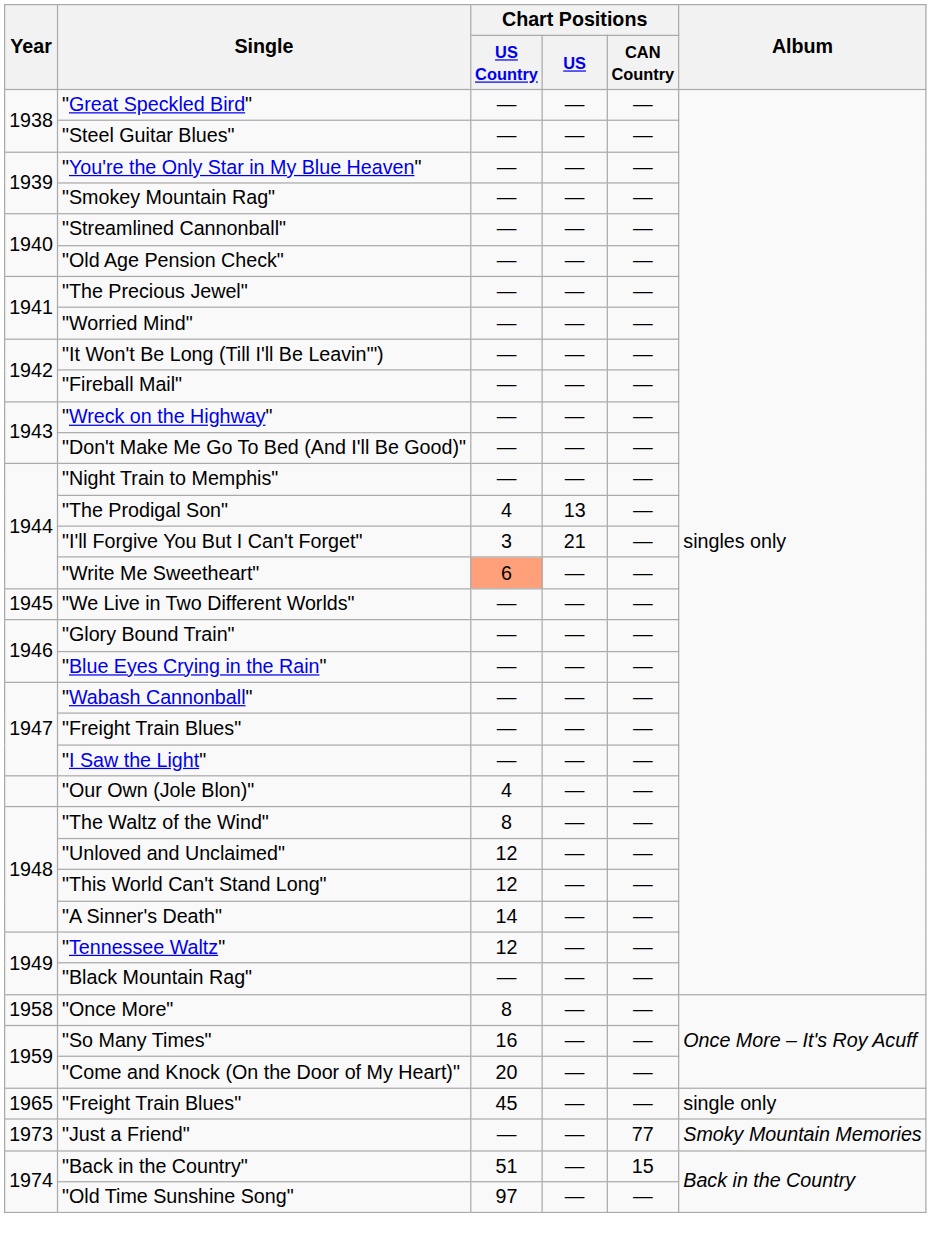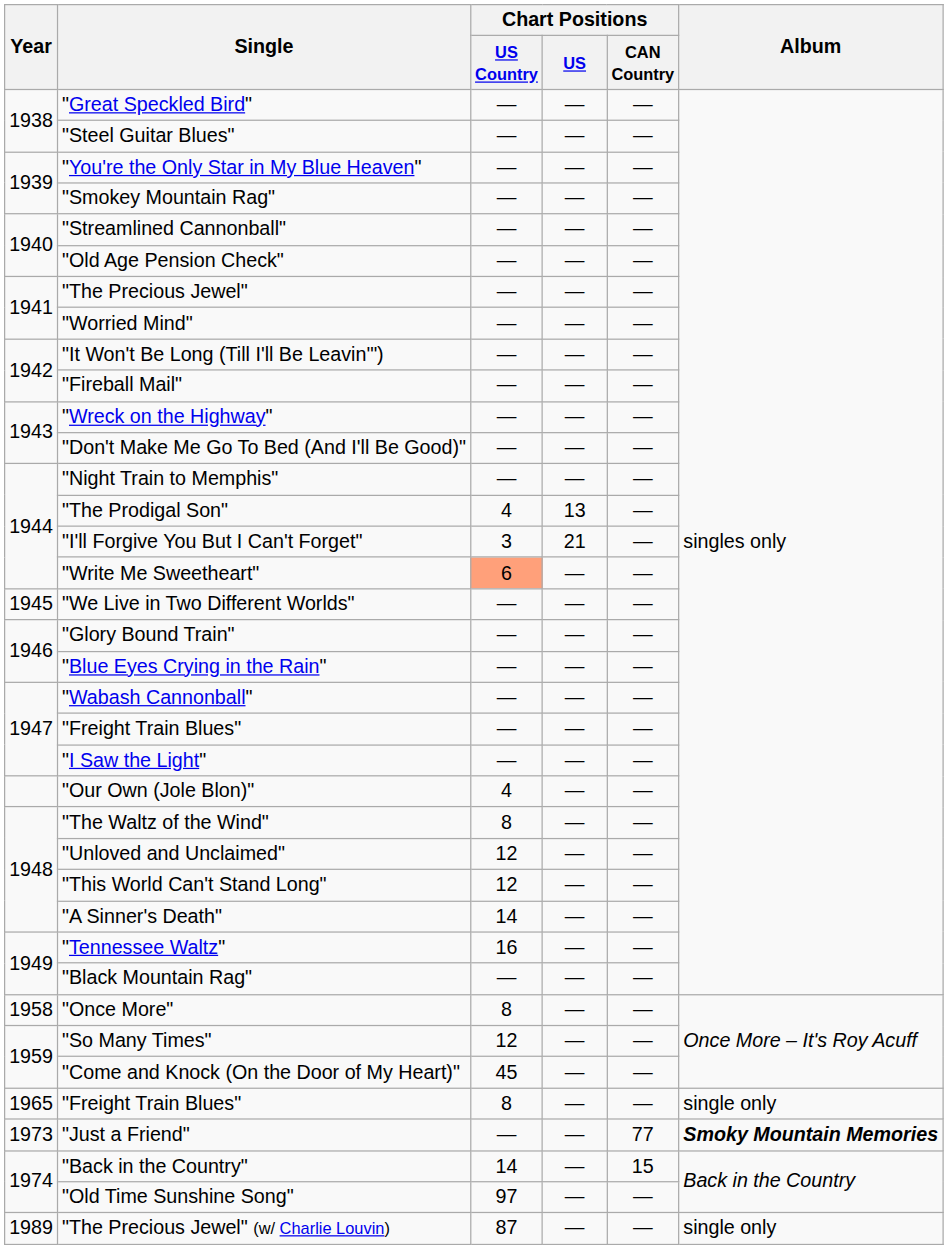(506, 947) 12 -> (506, 947) 16
(506, 1041) 16 -> (506, 1041) 12
(506, 1072) 20 -> (506, 1072) 45
(506, 1103) 45 -> (506, 1103) 8
(803, 1134) normal -> (811, 1134) bold
(506, 1165) 51 -> (506, 1165) 14
+ row: (31, 1228)
